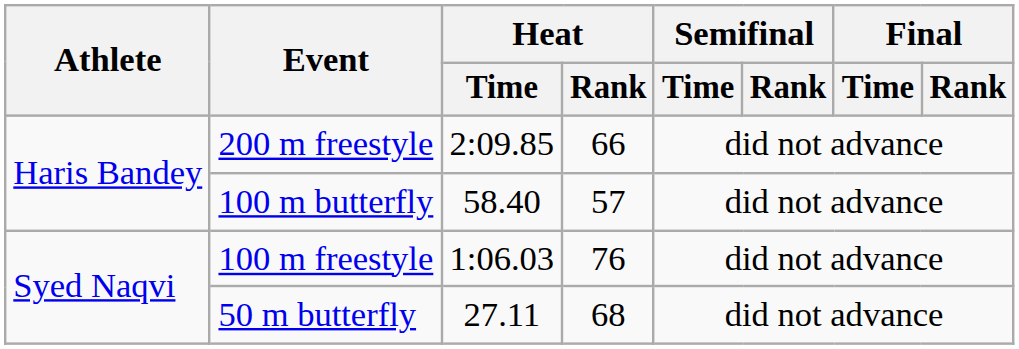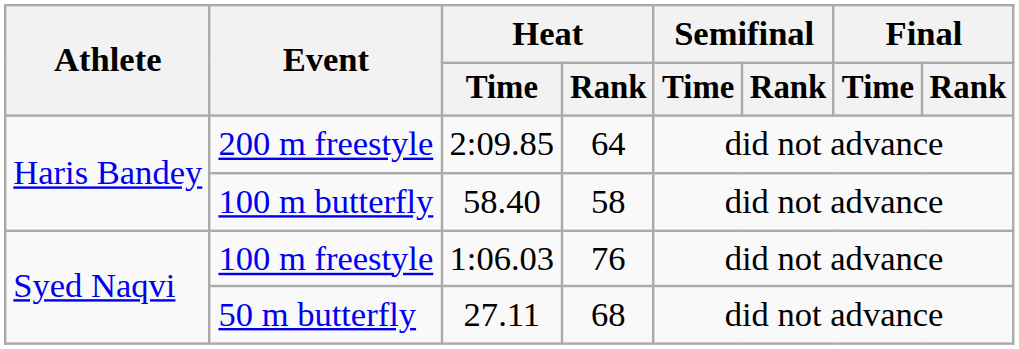(608, 144) 66 -> (608, 144) 64
(608, 201) 57 -> (608, 201) 58
